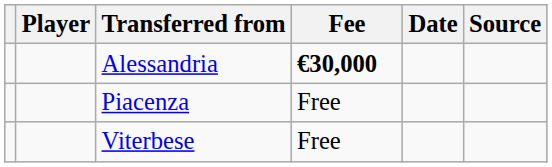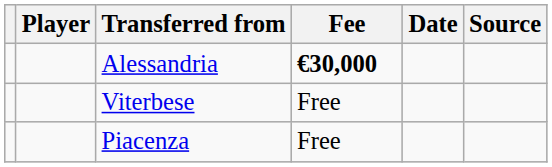rows swapped: (148, 141) <-> (145, 102)
